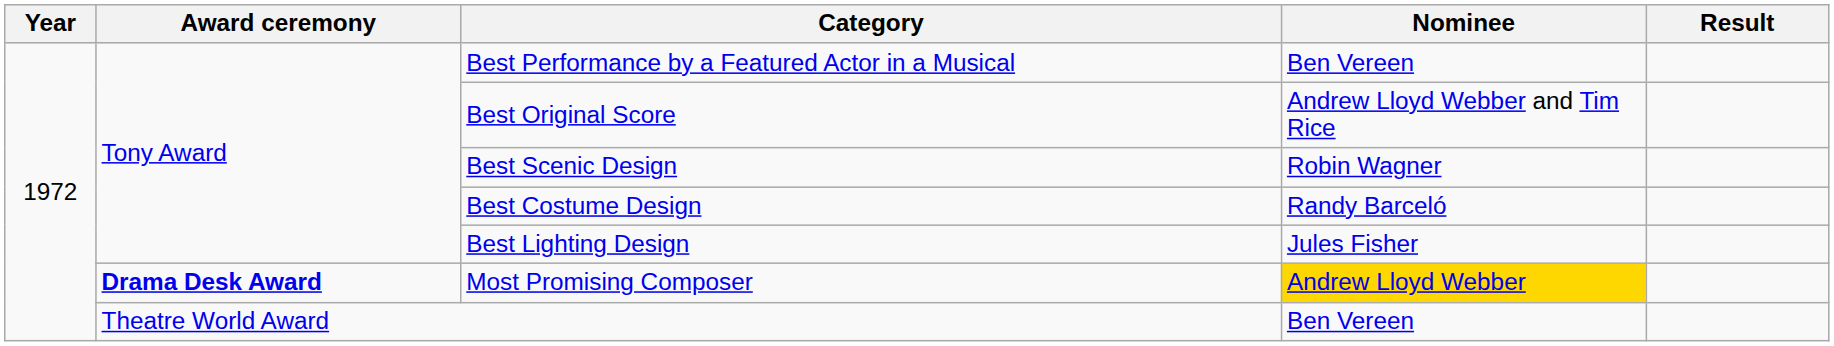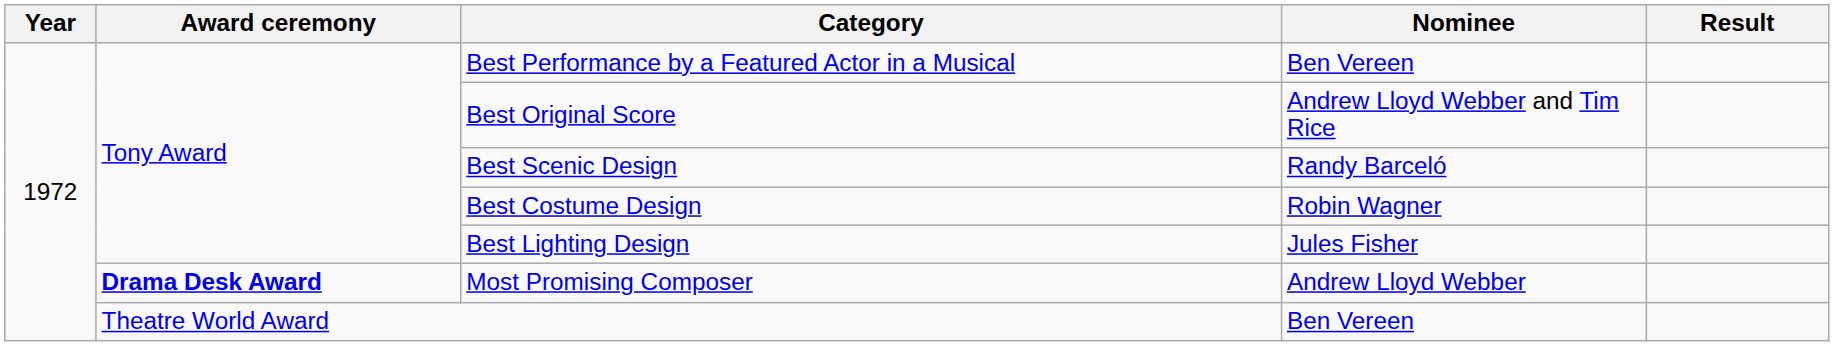(1364, 166) Robin Wagner -> (1367, 166) Randy Barceló
(1367, 205) Randy Barceló -> (1364, 205) Robin Wagner
(1406, 282) gold background -> (1406, 282) no background
